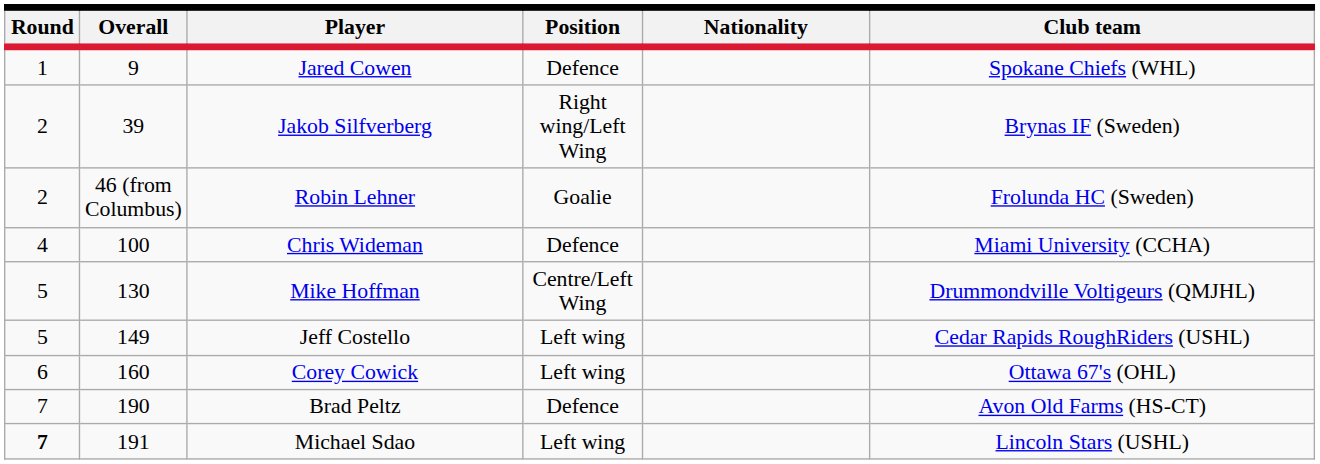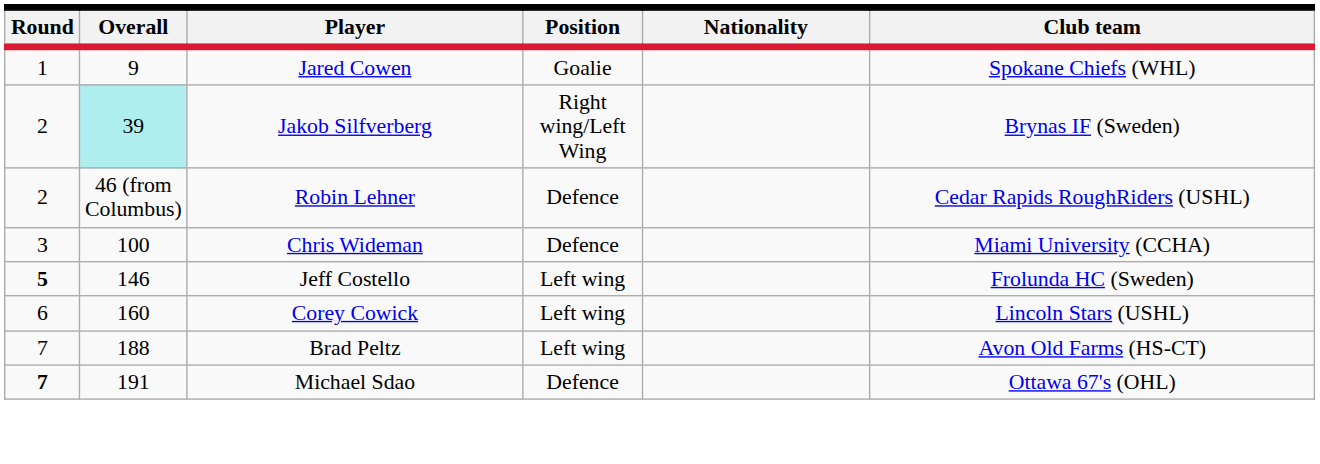(583, 67) Defence -> (583, 67) Goalie
(133, 126) no background -> (133, 126) paleturquoise background
(583, 197) Goalie -> (583, 197) Defence
(1092, 197) Frolunda HC (Sweden) -> (1092, 197) Cedar Rapids RoughRiders (USHL)
(42, 244) 4 -> (42, 244) 3
- row: (355, 290)
(42, 337) normal -> (42, 278) bold
(133, 337) 149 -> (133, 278) 146
(1092, 337) Cedar Rapids RoughRiders (USHL) -> (1092, 278) Frolunda HC (Sweden)
(1092, 372) Ottawa 67's (OHL) -> (1092, 313) Lincoln Stars (USHL)
(133, 406) 190 -> (133, 347) 188
(583, 406) Defence -> (583, 347) Left wing
(583, 441) Left wing -> (583, 382) Defence
(1092, 441) Lincoln Stars (USHL) -> (1092, 382) Ottawa 67's (OHL)
